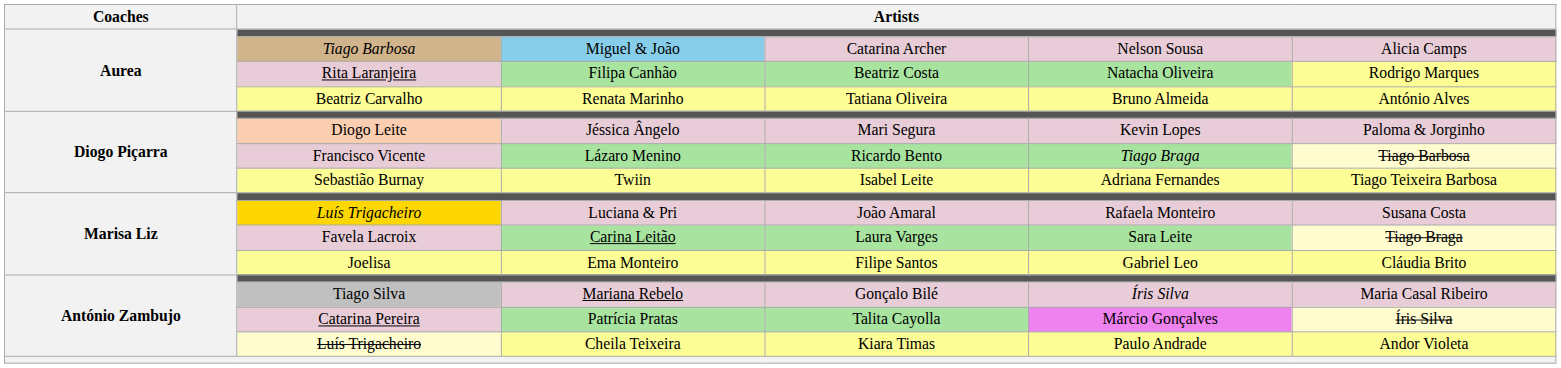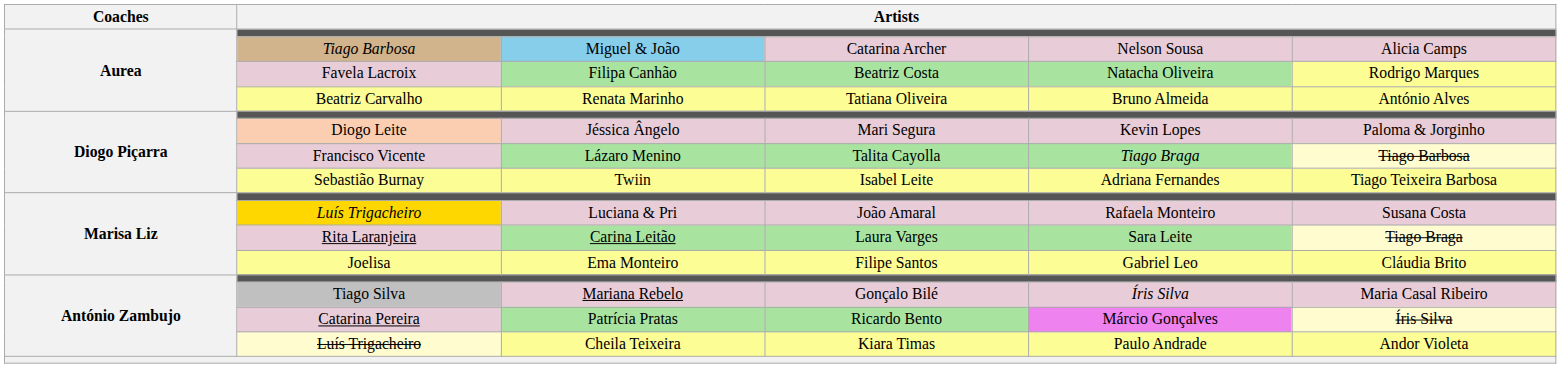(369, 73) Rita Laranjeira -> (369, 73) Favela Lacroix
(896, 155) Ricardo Bento -> (896, 155) Talita Cayolla
(369, 237) Favela Lacroix -> (369, 237) Rita Laranjeira
(896, 319) Talita Cayolla -> (896, 319) Ricardo Bento
